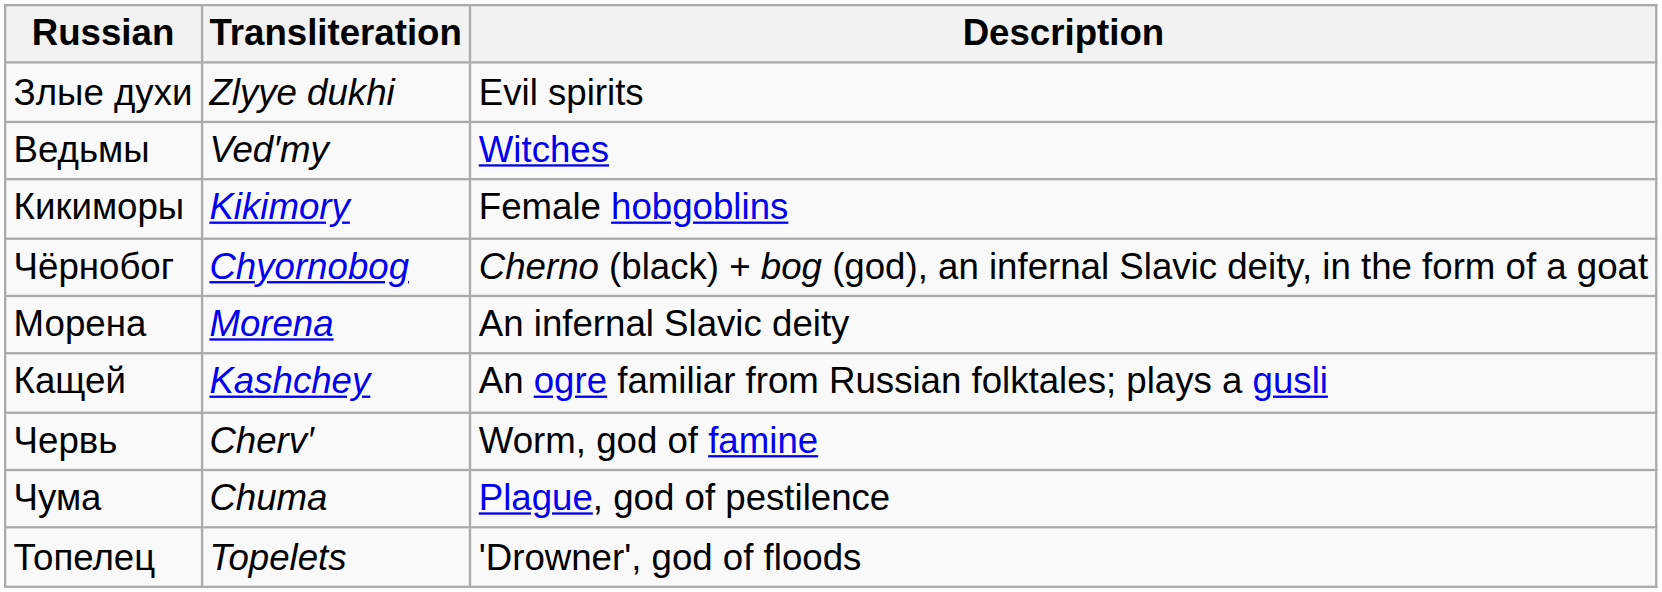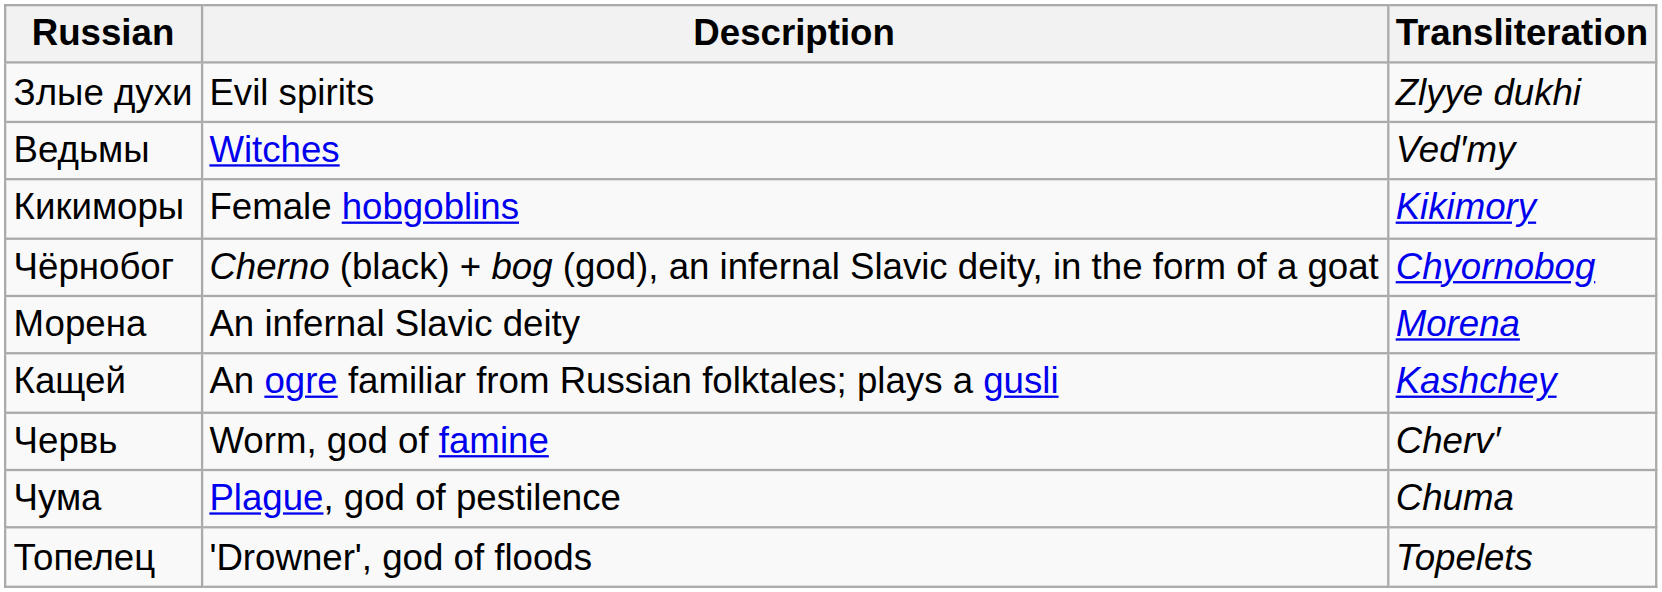columns swapped: (336, 33) <-> (1063, 33)
